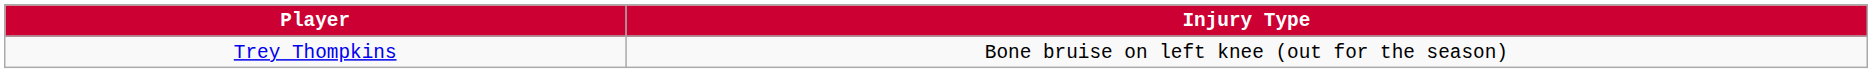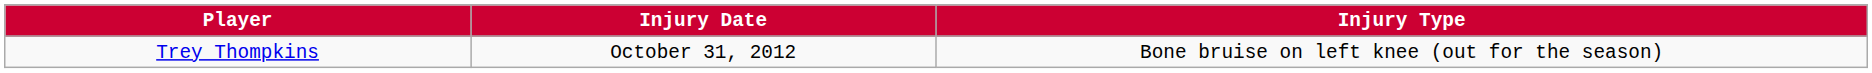+ column: (703, 21)
